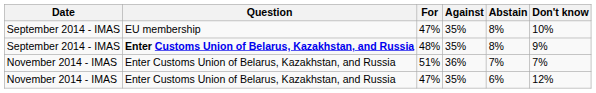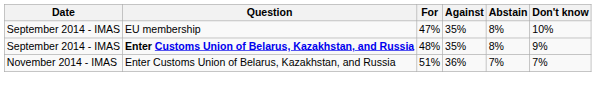- row: (62, 79)
